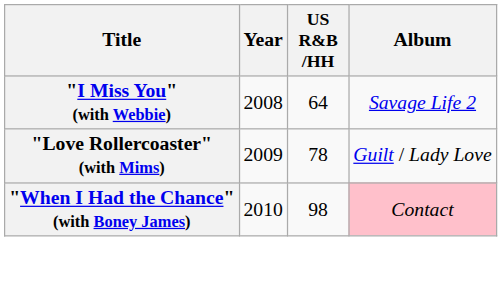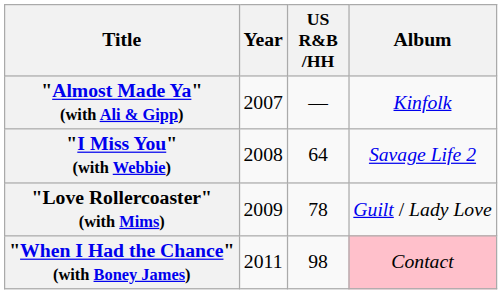+ row: (122, 102)
(263, 208) 2010 -> (263, 262) 2011
